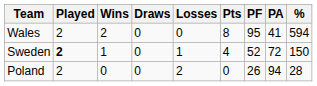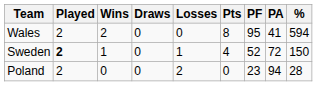(254, 71) 26 -> (254, 71) 23
